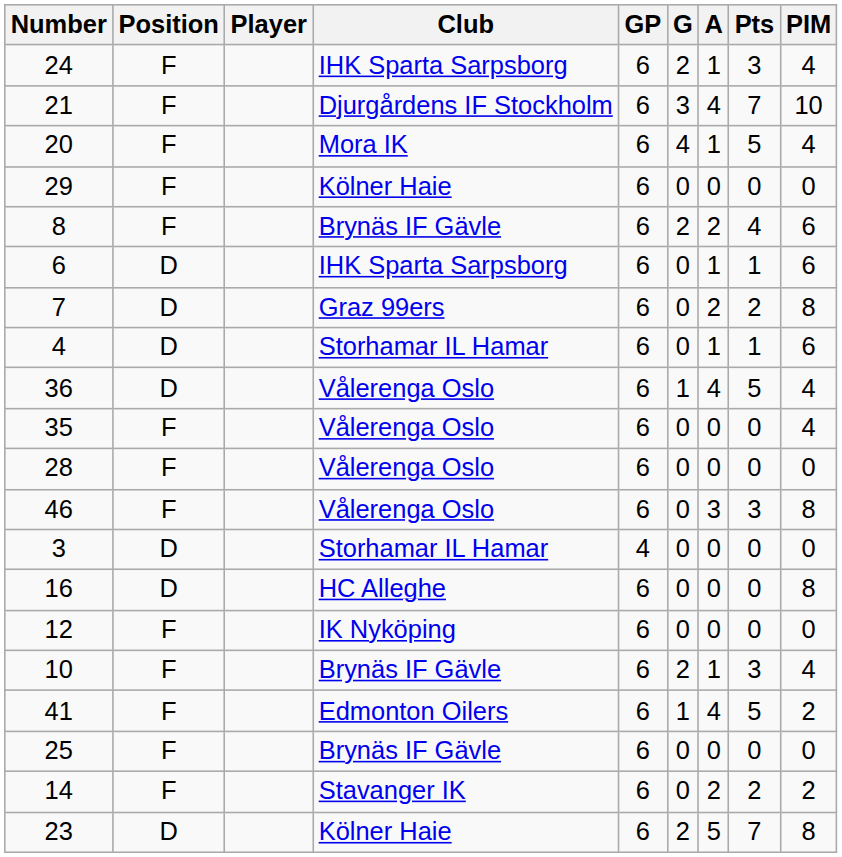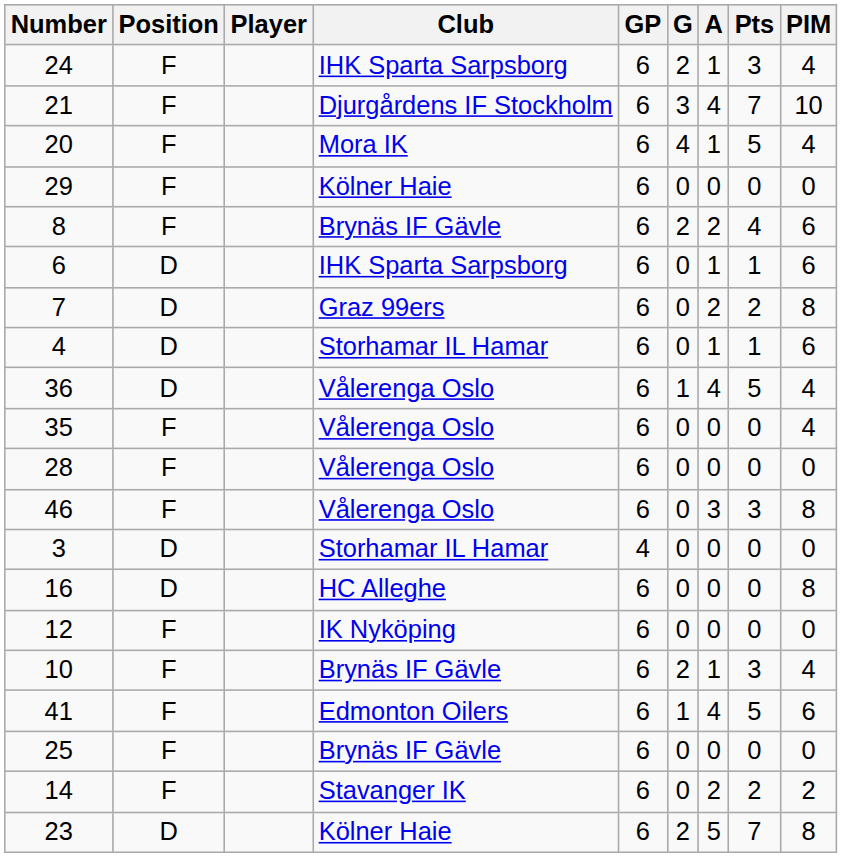(809, 710) 2 -> (809, 710) 6
